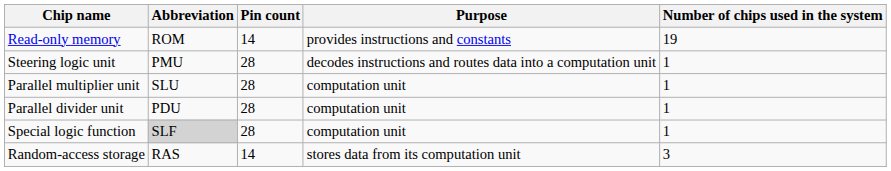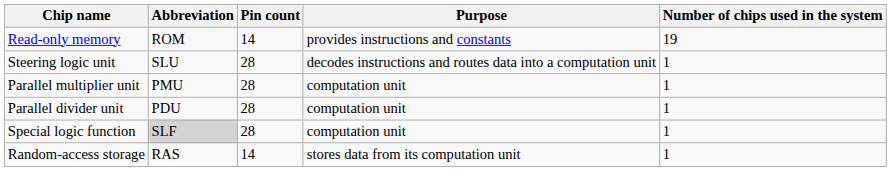(167, 62) PMU -> (165, 62) SLU
(165, 85) SLU -> (167, 85) PMU
(666, 154) 3 -> (666, 154) 1
